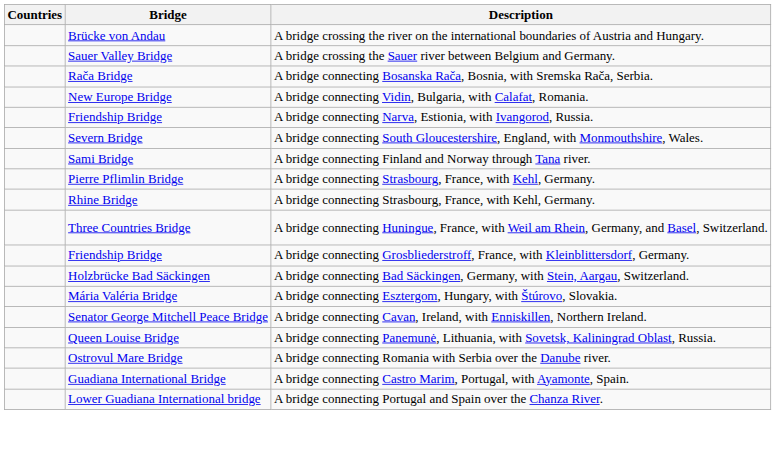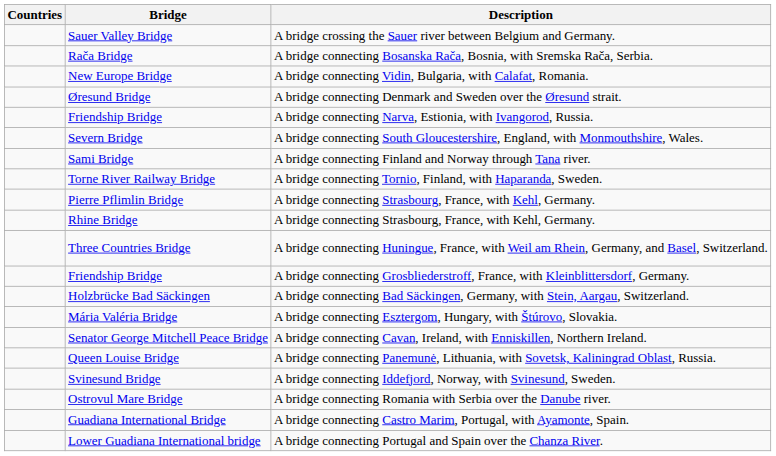- row: (117, 35)
+ row: (109, 96)
+ row: (142, 179)
+ row: (114, 378)
